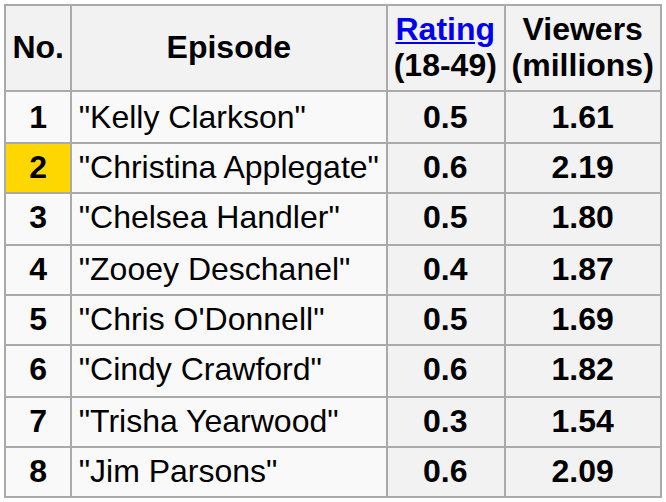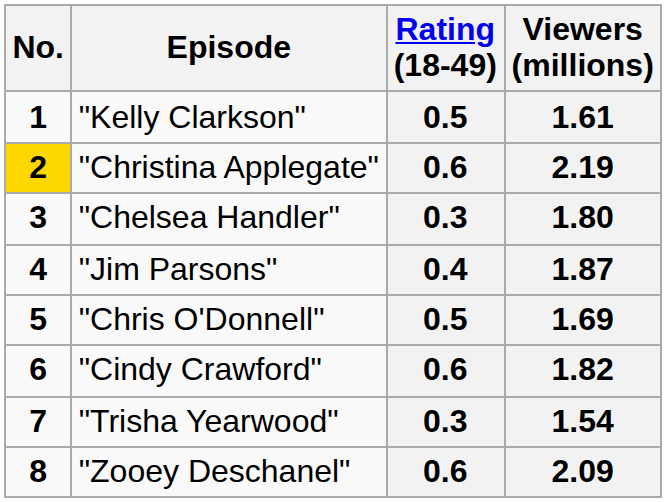(445, 218) 0.5 -> (445, 218) 0.3
(215, 268) "Zooey Deschanel" -> (178, 268) "Jim Parsons"
(178, 471) "Jim Parsons" -> (215, 471) "Zooey Deschanel"
